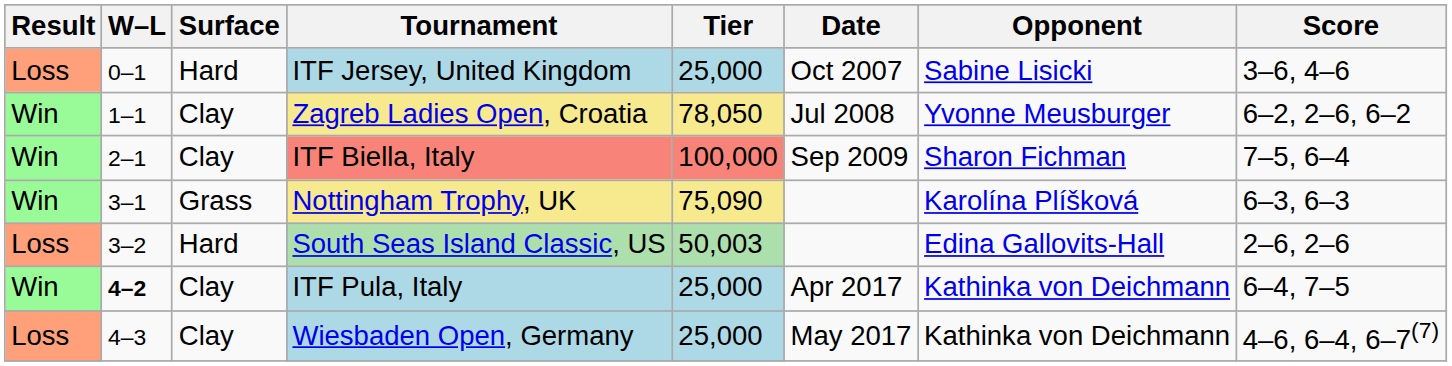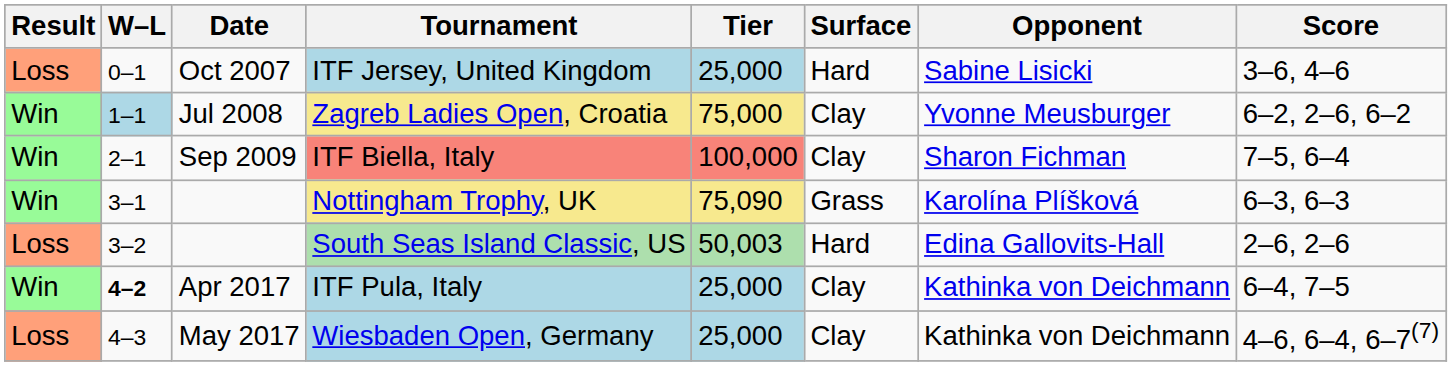columns swapped: (851, 26) <-> (229, 26)
(127, 115) no background -> (127, 115) lightblue background
(720, 113) 78,050 -> (740, 113) 75,000
